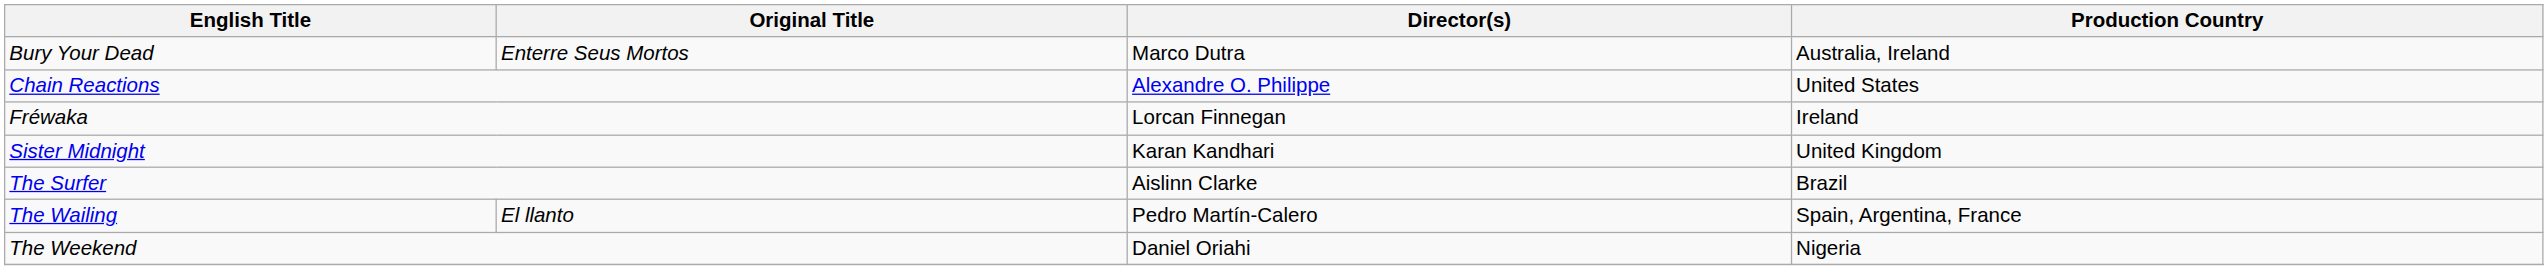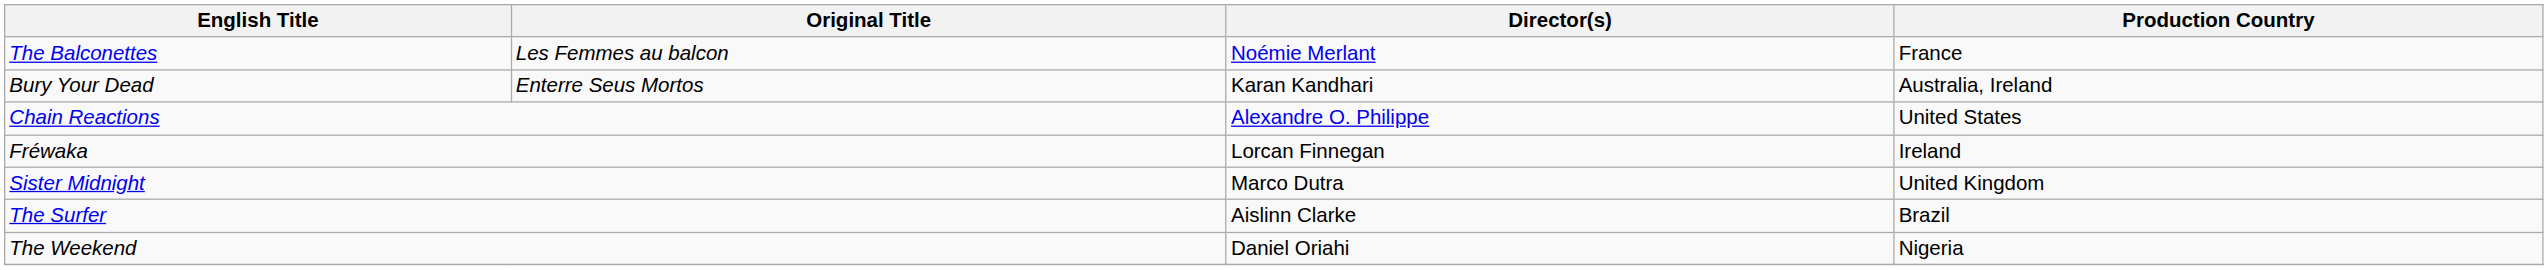+ row: (83, 53)
(1188, 53) Marco Dutra -> (1302, 85) Karan Kandhari
(1203, 150) Karan Kandhari -> (1287, 183) Marco Dutra
- row: (63, 215)
